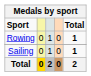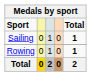rows swapped: (21, 38) <-> (21, 51)
